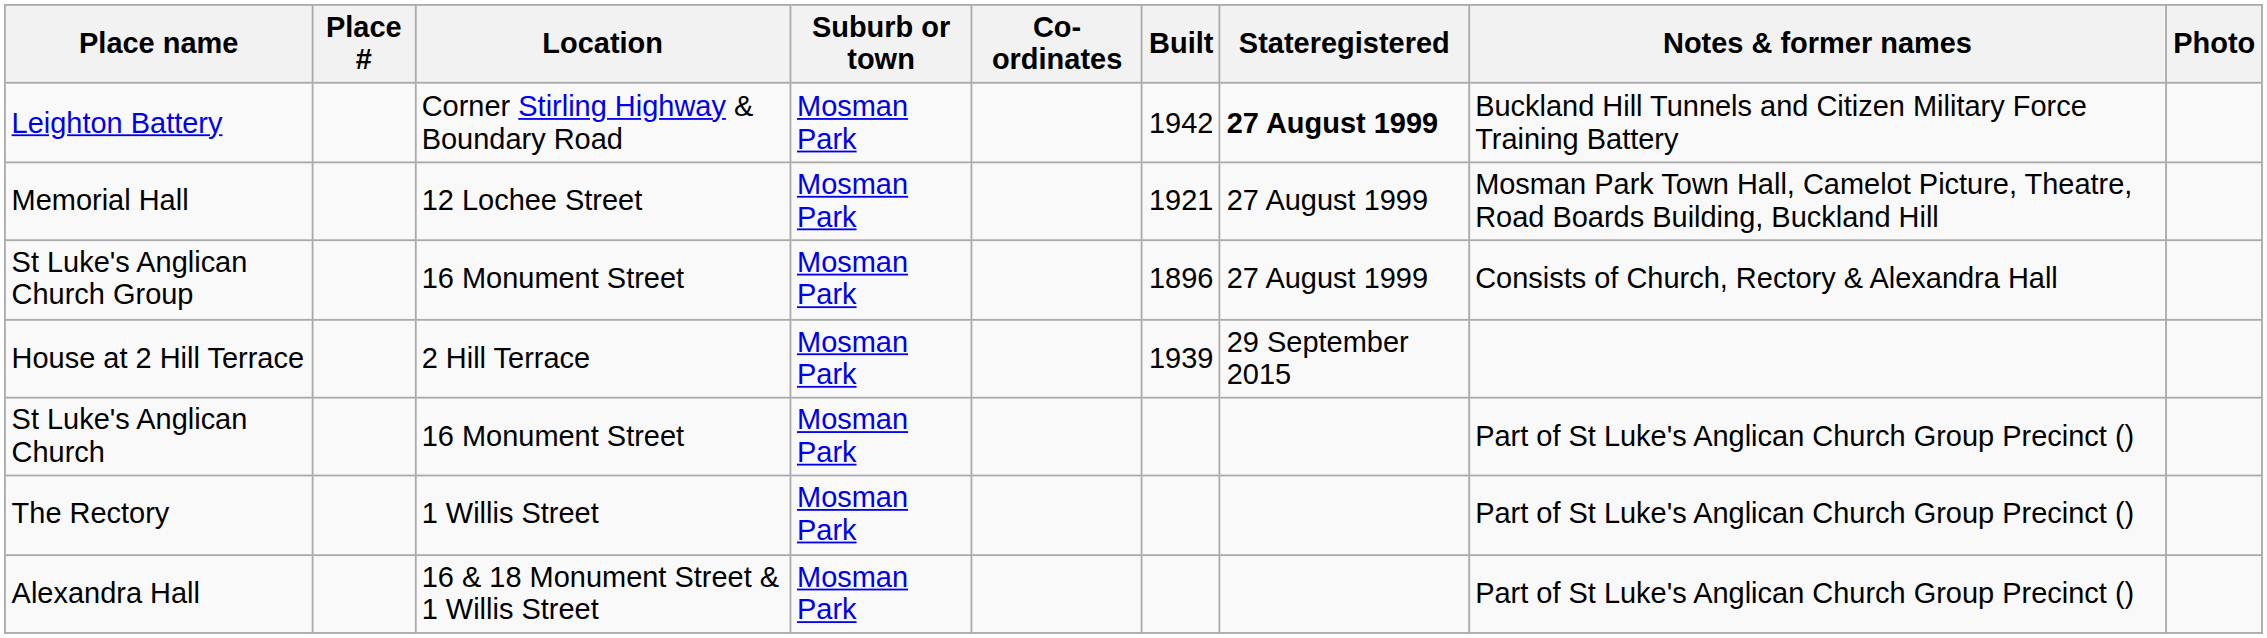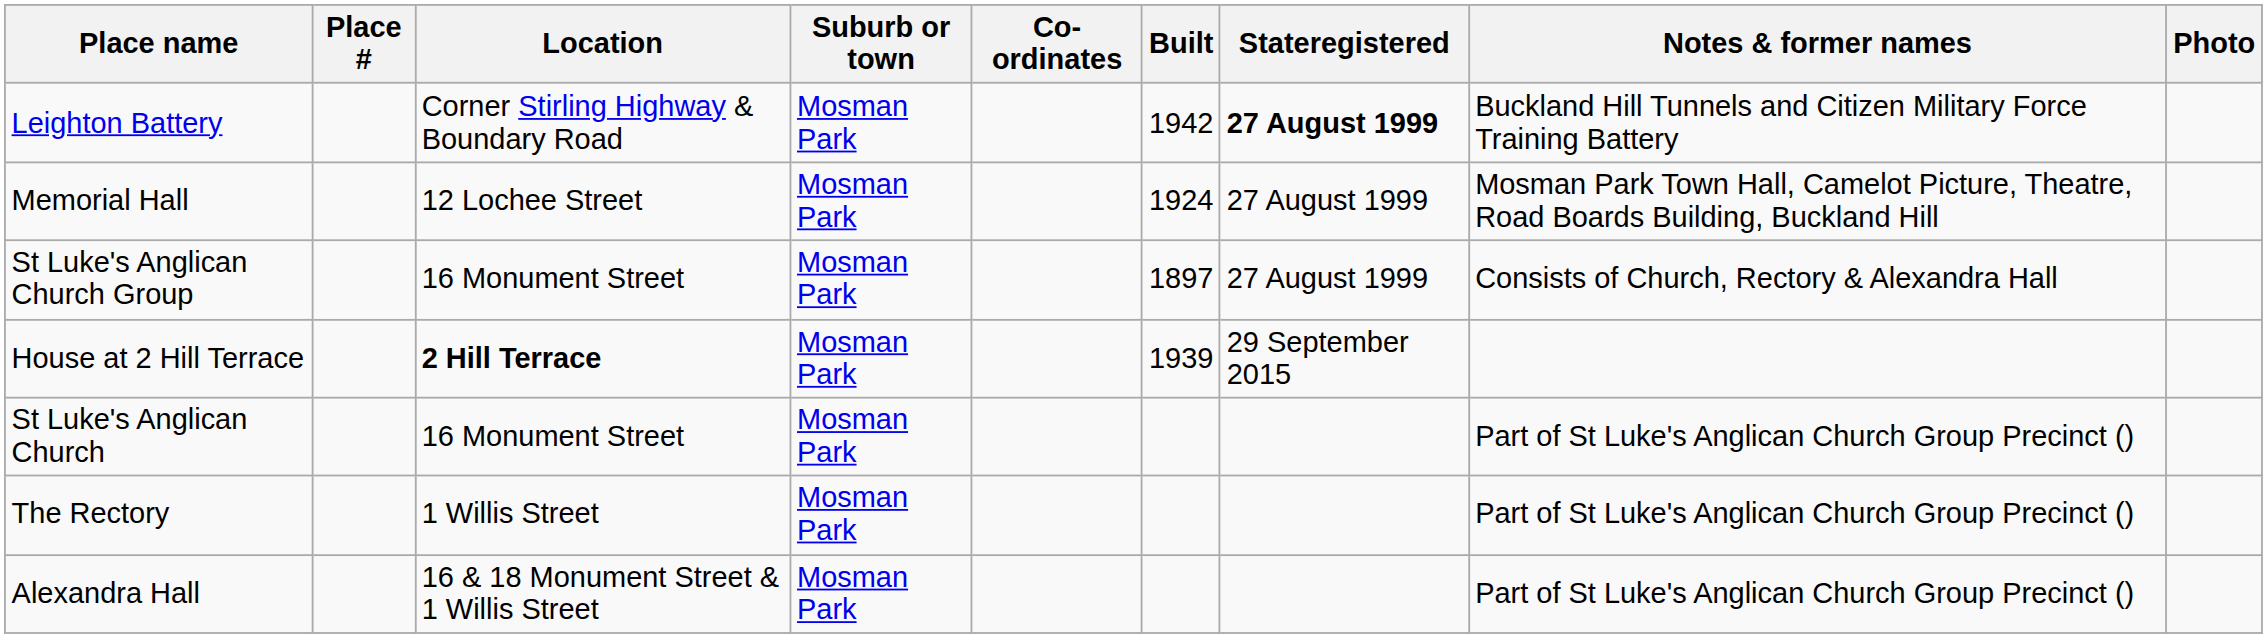(1181, 200) 1921 -> (1181, 200) 1924
(1181, 279) 1896 -> (1181, 279) 1897
(506, 357) normal -> (512, 357) bold
